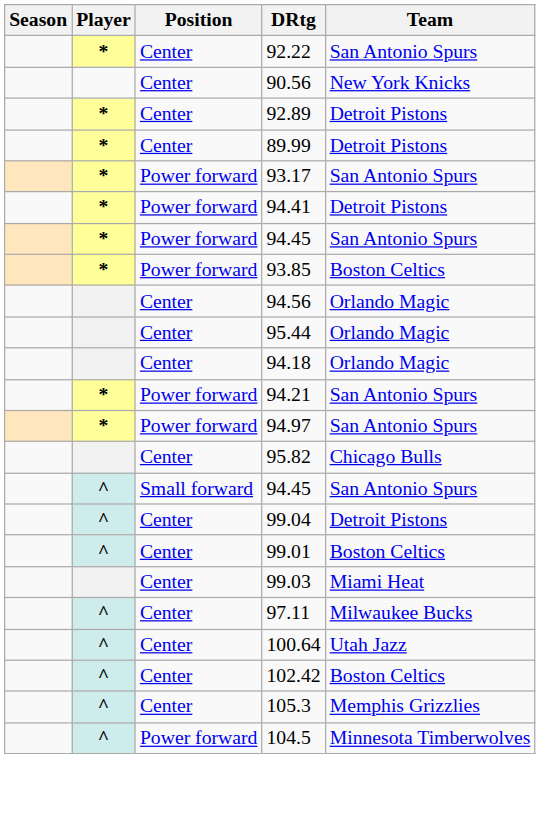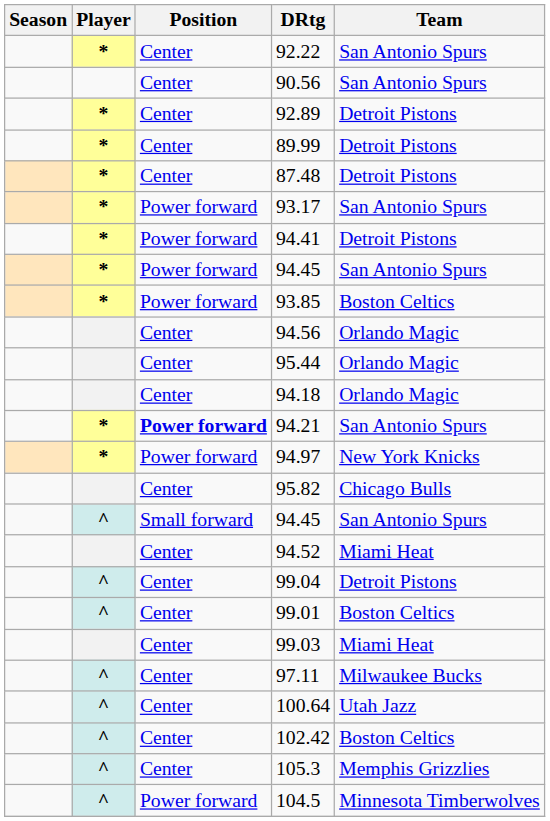(400, 82) New York Knicks -> (413, 82) San Antonio Spurs
+ row: (103, 176)
(199, 394) normal -> (203, 425) bold
(403, 425) San Antonio Spurs -> (409, 457) New York Knicks
+ row: (104, 551)
